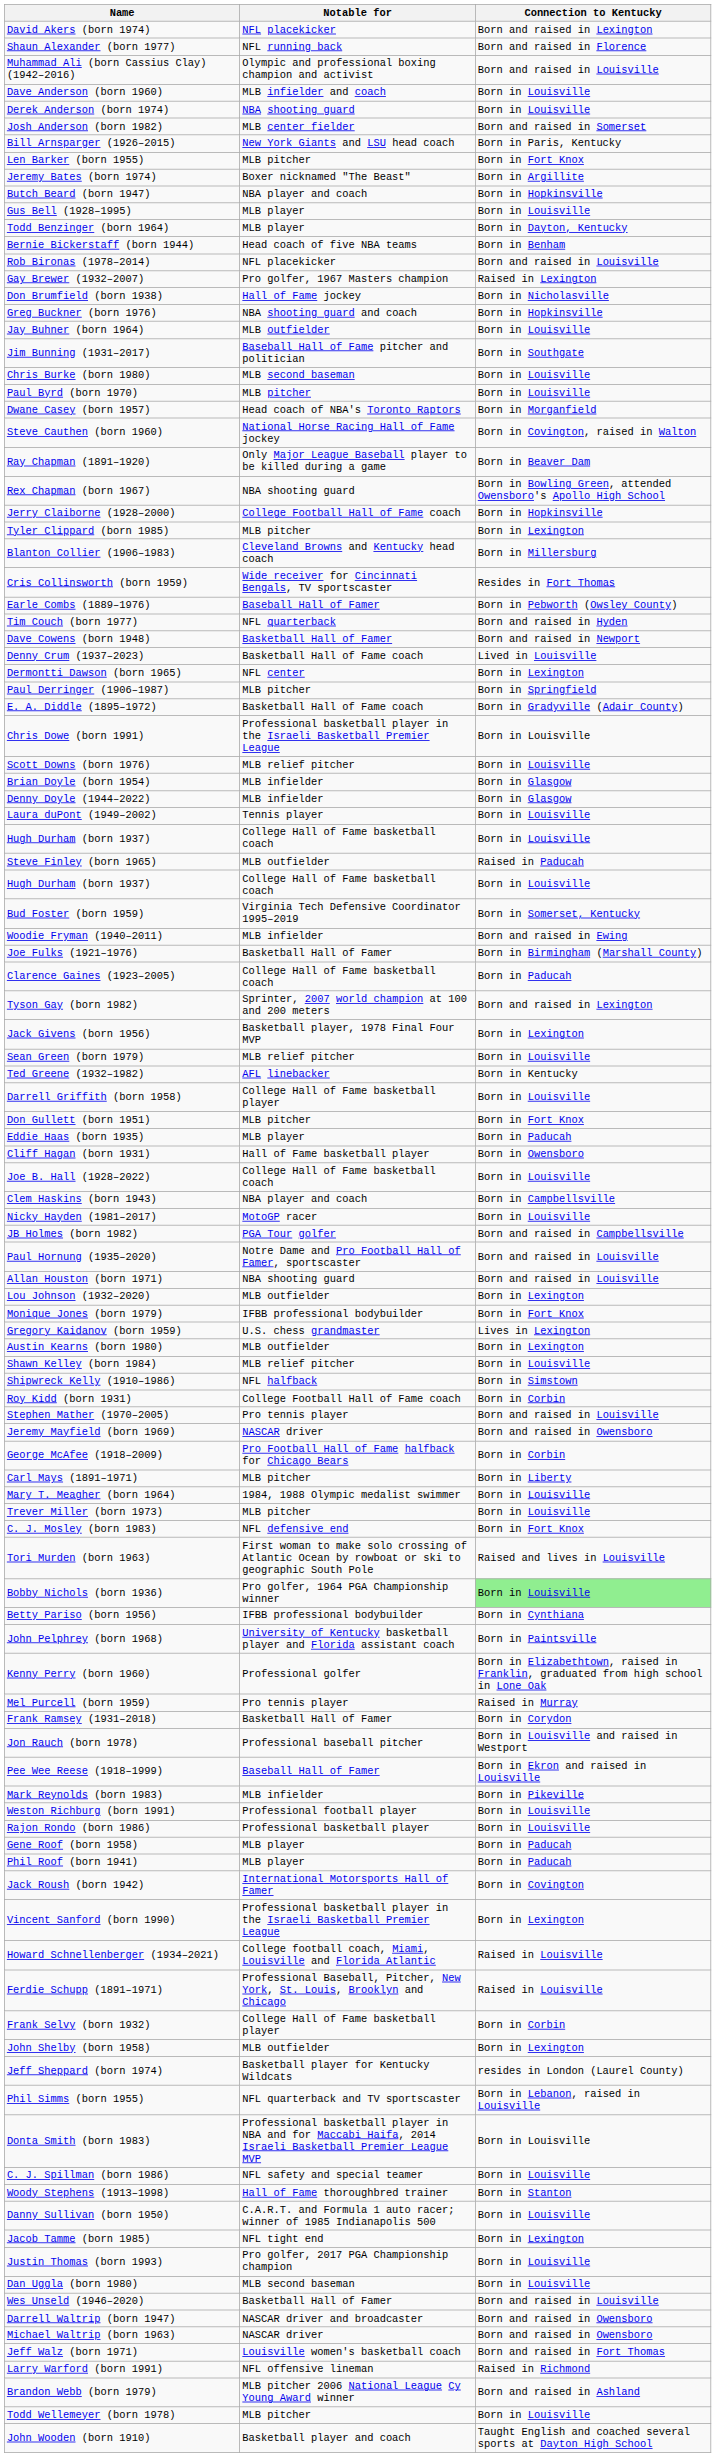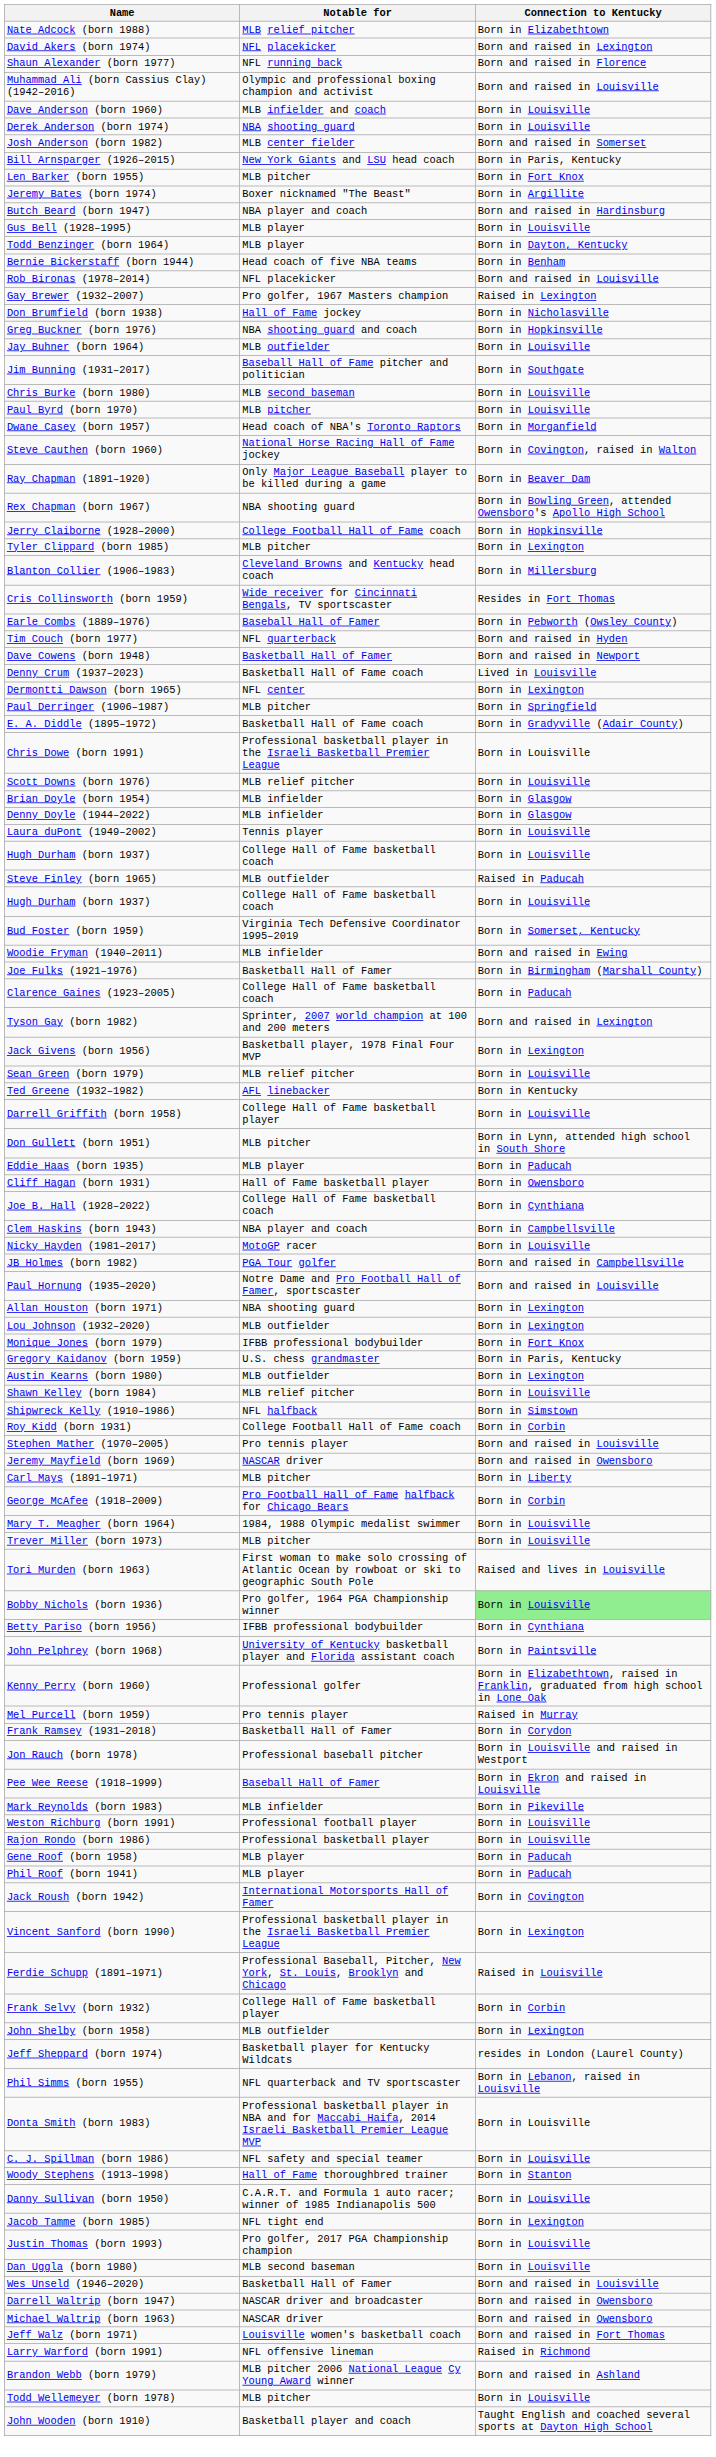+ row: (79, 30)
(540, 194) Born in Hopkinsville -> (571, 211) Born and raised in Hardinsburg
(531, 1120) Born in Fort Knox -> (584, 1143) Born in Lynn, attended high school in South Shore
(534, 1177) Born in Louisville -> (531, 1206) Born in Cynthiana
(568, 1280) Born and raised in Louisville -> (531, 1309) Born in Lexington
(534, 1331) Lives in Lexington -> (550, 1360) Born in Paris, Kentucky
rows swapped: (72, 1478) <-> (85, 1455)
- row: (82, 1529)
- row: (113, 1955)
